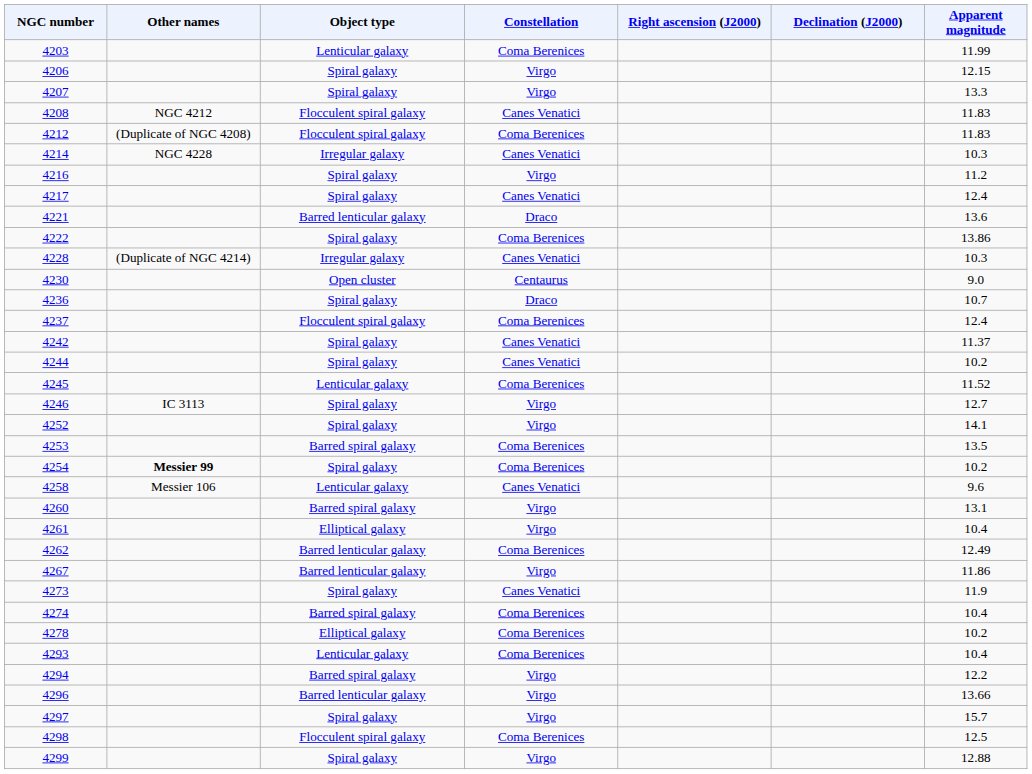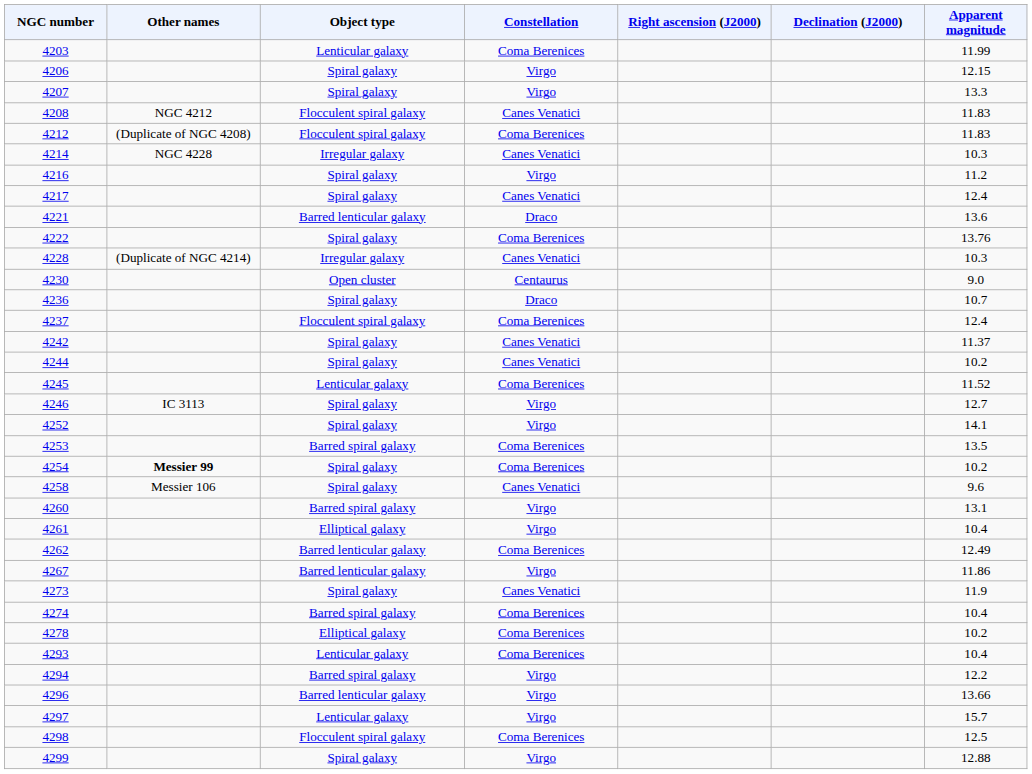(976, 237) 13.86 -> (976, 237) 13.76
(362, 487) Lenticular galaxy -> (362, 487) Spiral galaxy
(362, 716) Spiral galaxy -> (362, 716) Lenticular galaxy
